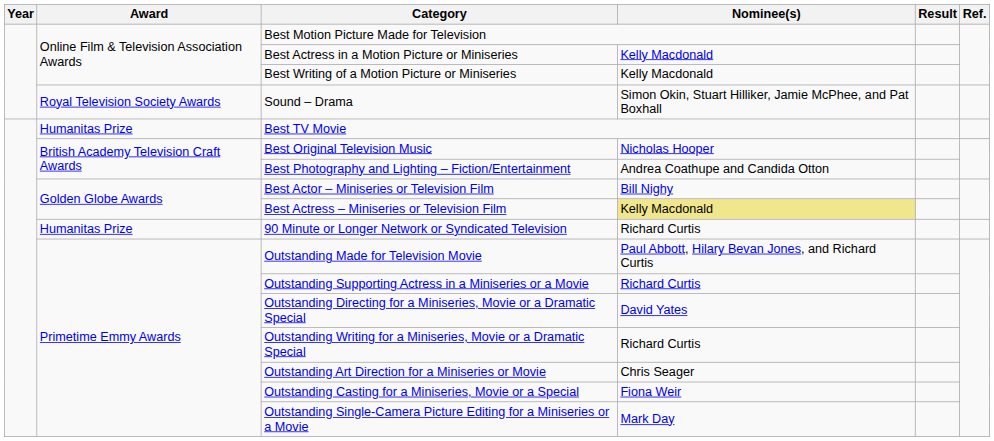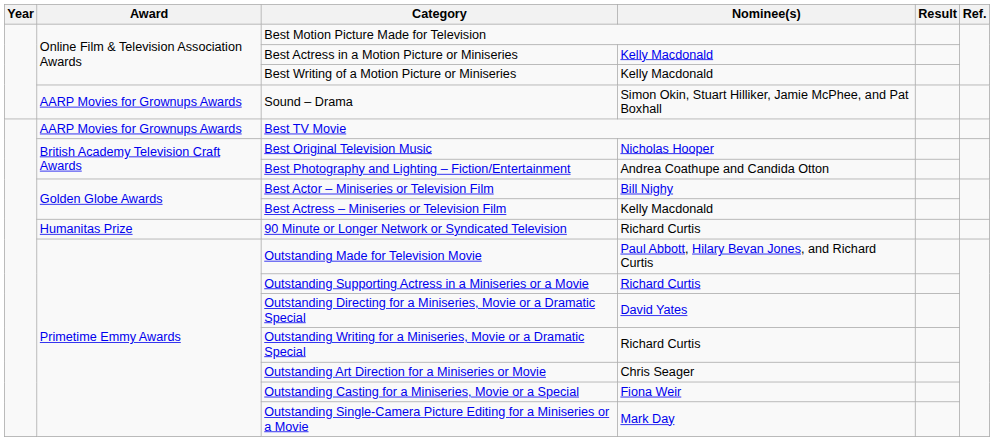(130, 101) Royal Television Society Awards -> (141, 101) AARP Movies for Grownups Awards
(86, 128) Humanitas Prize -> (141, 128) AARP Movies for Grownups Awards
(667, 209) khaki background -> (667, 209) no background
